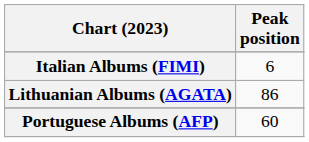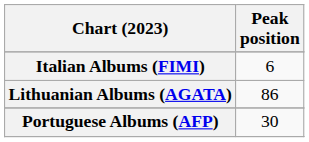(270, 121) 60 -> (270, 121) 30
